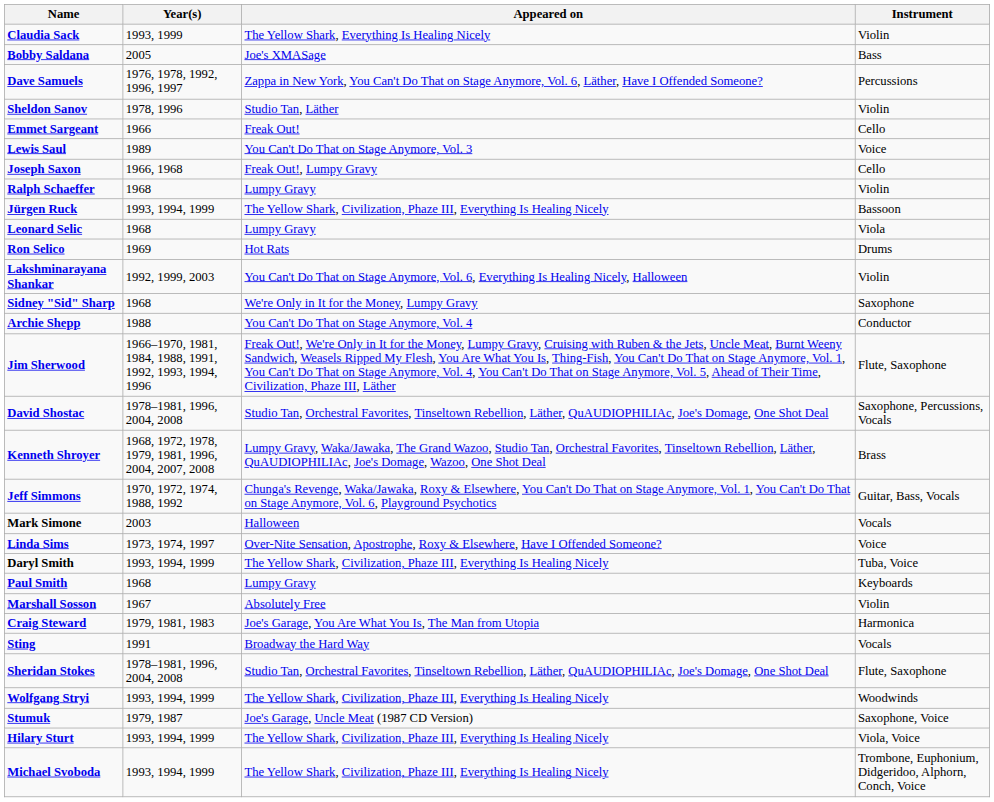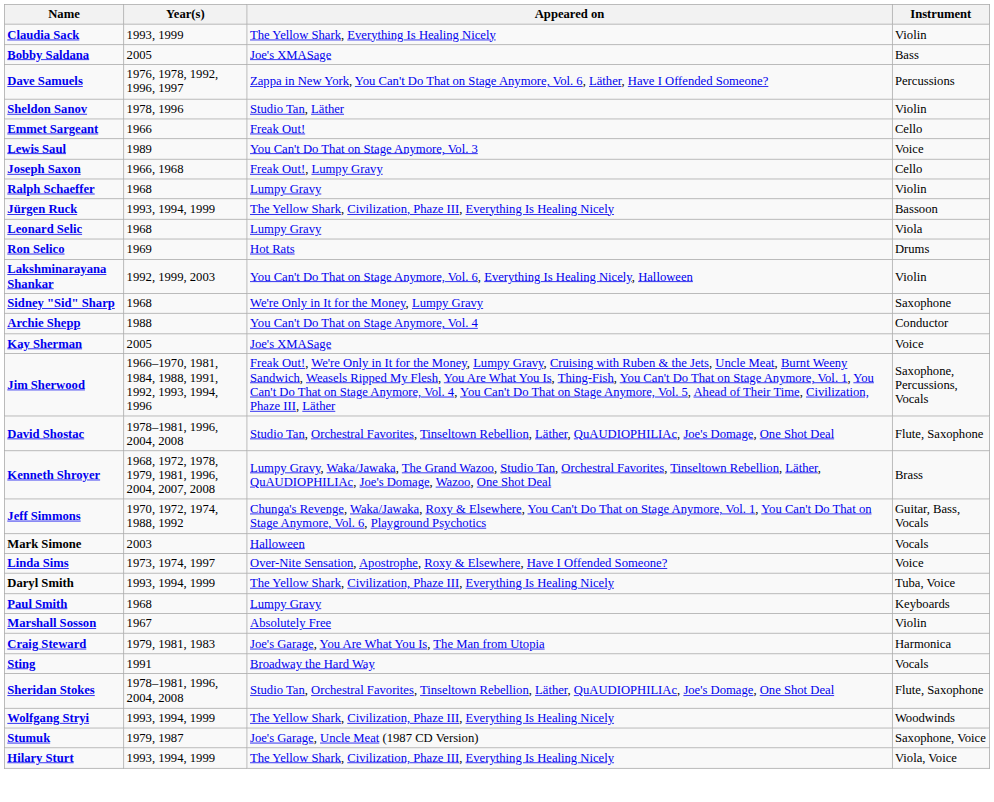+ row: (45, 343)
(902, 364) Flute, Saxophone -> (926, 385) Saxophone, Percussions, Vocals
(921, 413) Saxophone, Percussions, Vocals -> (939, 433) Flute, Saxophone
- row: (54, 772)
